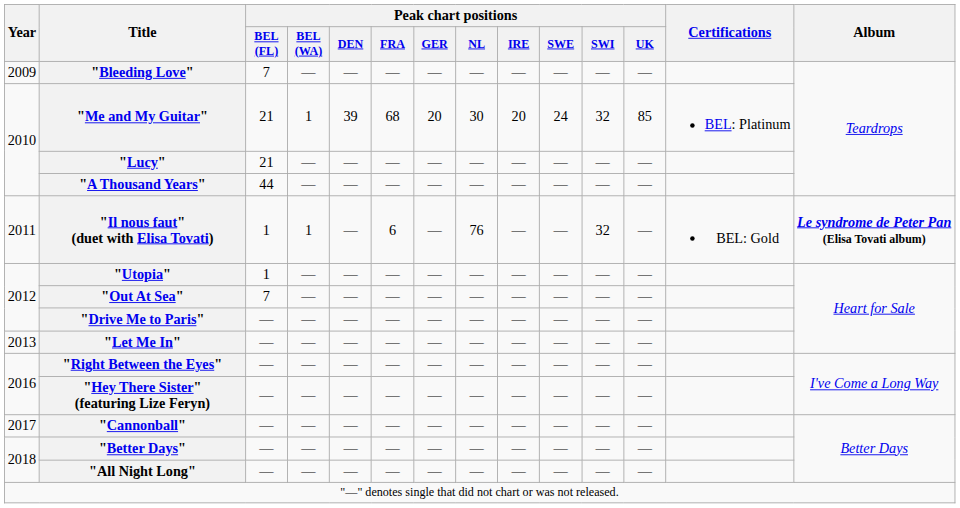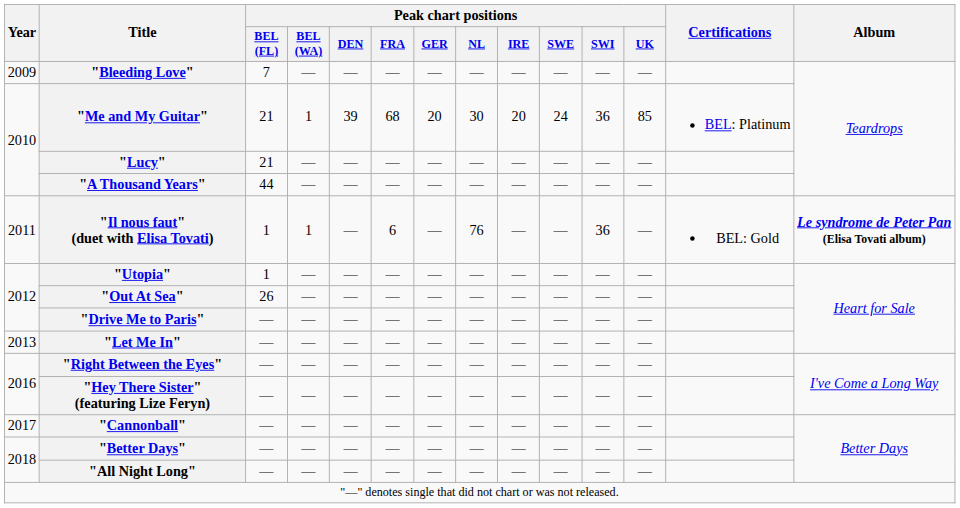(603, 117) 32 -> (603, 117) 36
(603, 229) 32 -> (603, 229) 36
(266, 297) 7 -> (266, 297) 26
